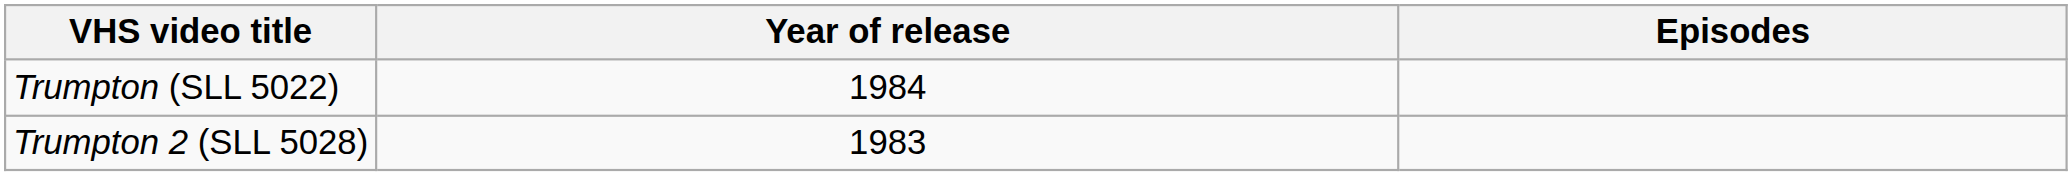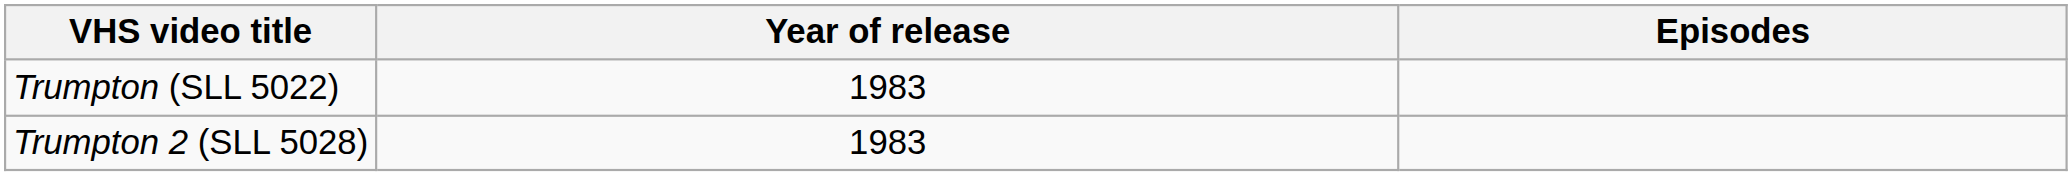(888, 87) 1984 -> (888, 87) 1983
